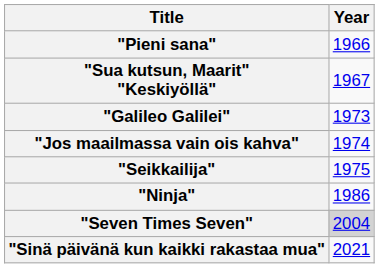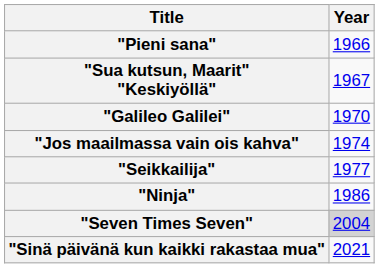(351, 116) 1973 -> (351, 116) 1970
(351, 169) 1975 -> (351, 169) 1977
